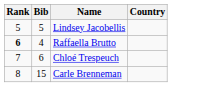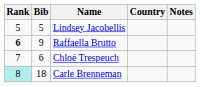+ column: (181, 12)
(41, 43) 4 -> (41, 43) 9
(18, 74) no background -> (18, 74) paleturquoise background
(41, 74) 15 -> (41, 74) 18
